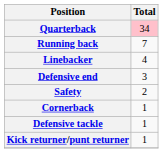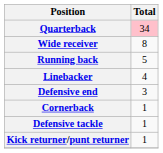+ row: (68, 44)
(145, 44) 7 -> (145, 60) 5
- row: (68, 92)
